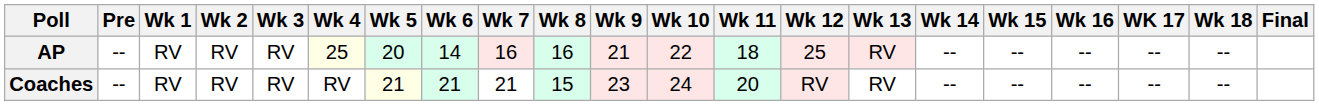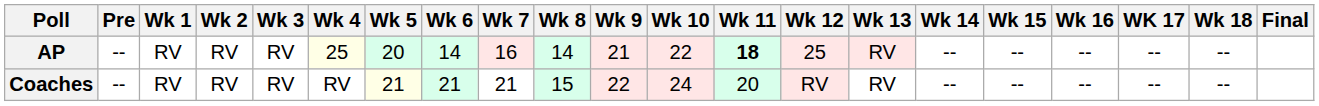(562, 52) 16 -> (562, 52) 14
(748, 52) normal -> (748, 52) bold
(619, 84) 23 -> (619, 84) 22
